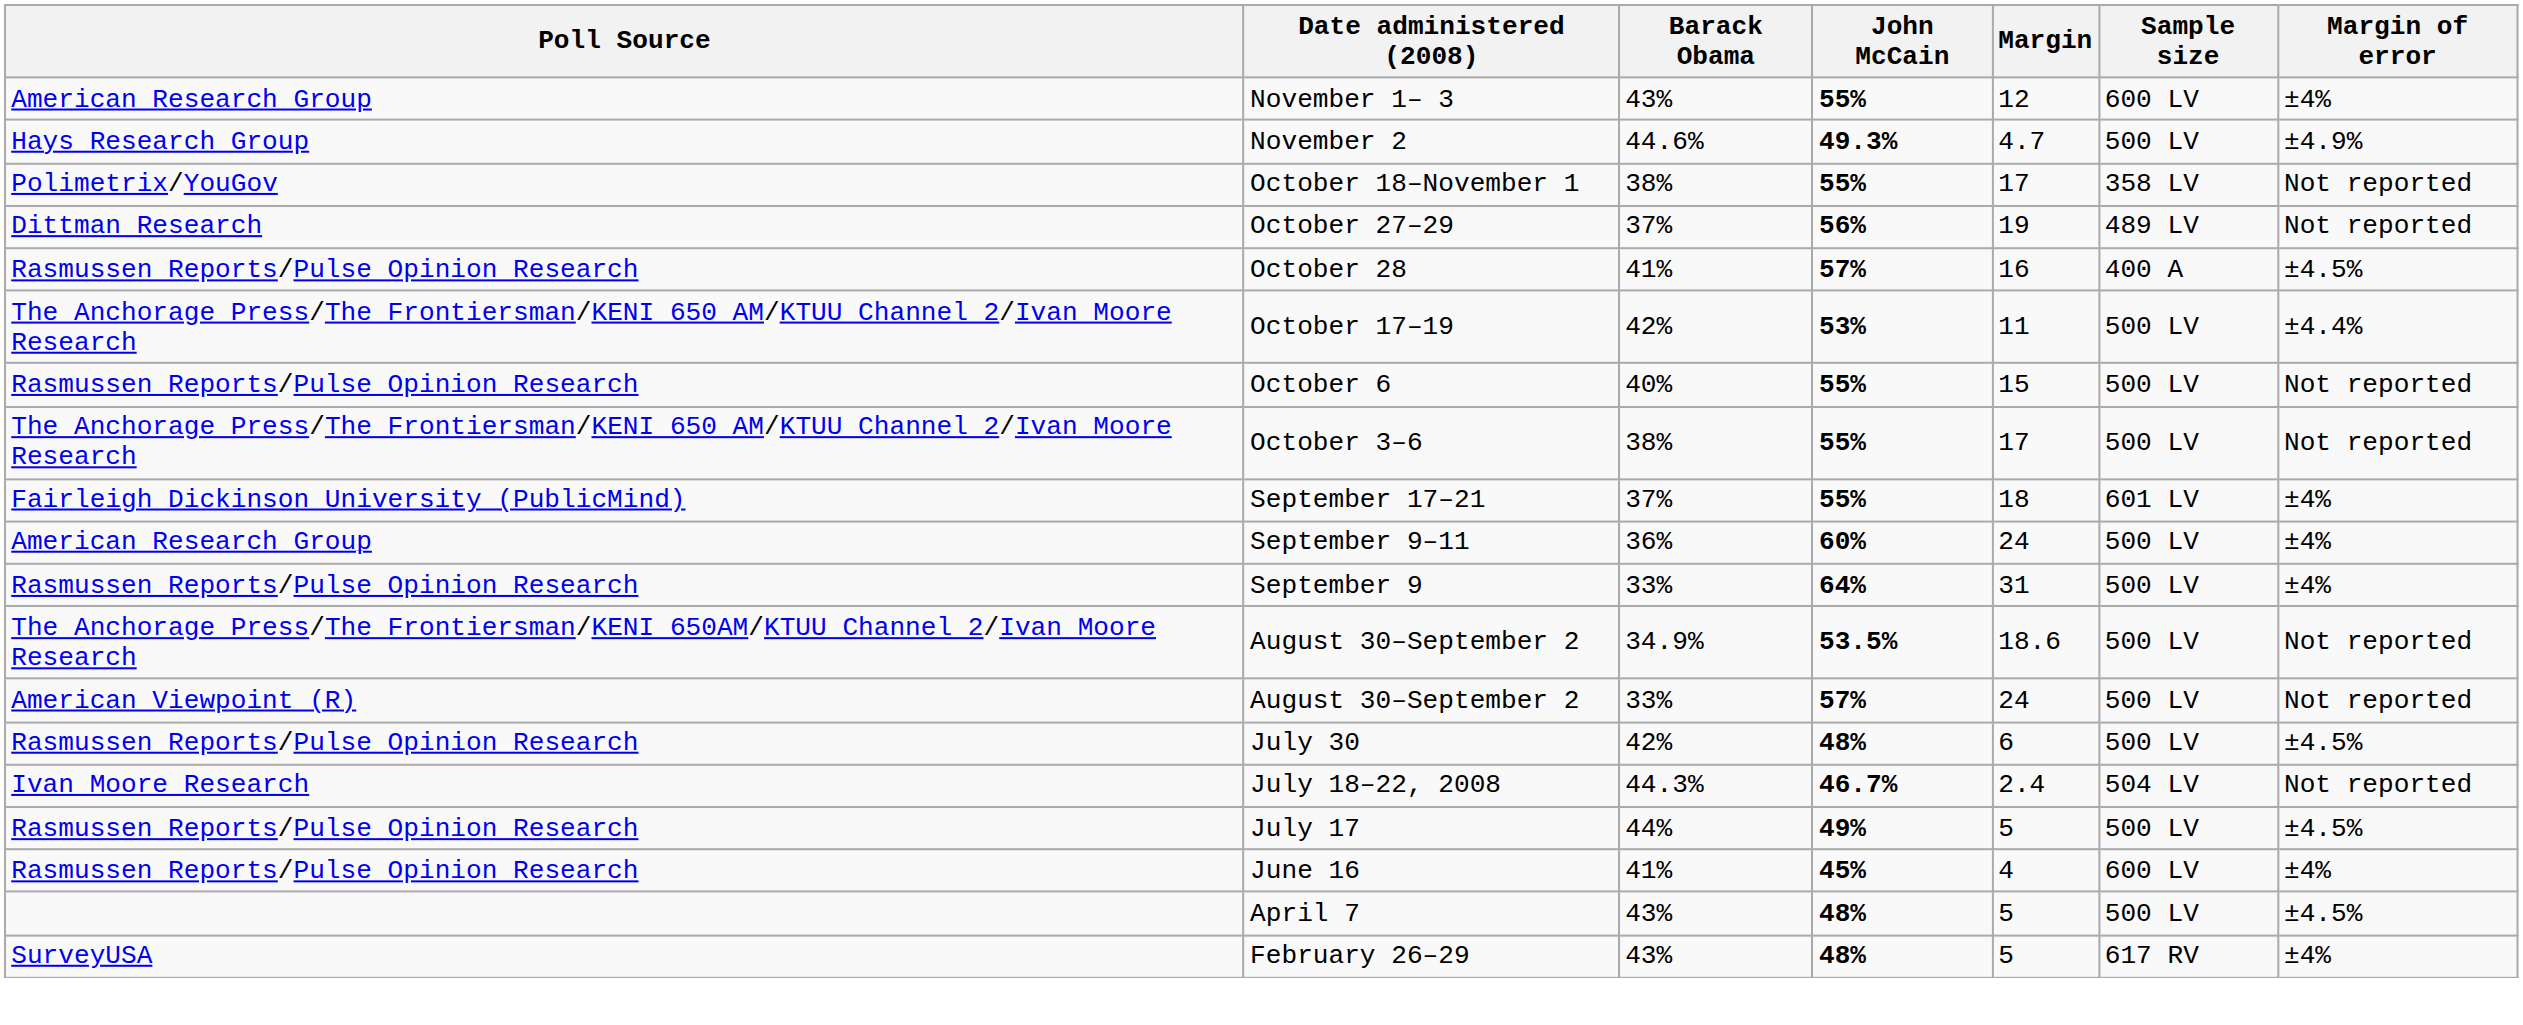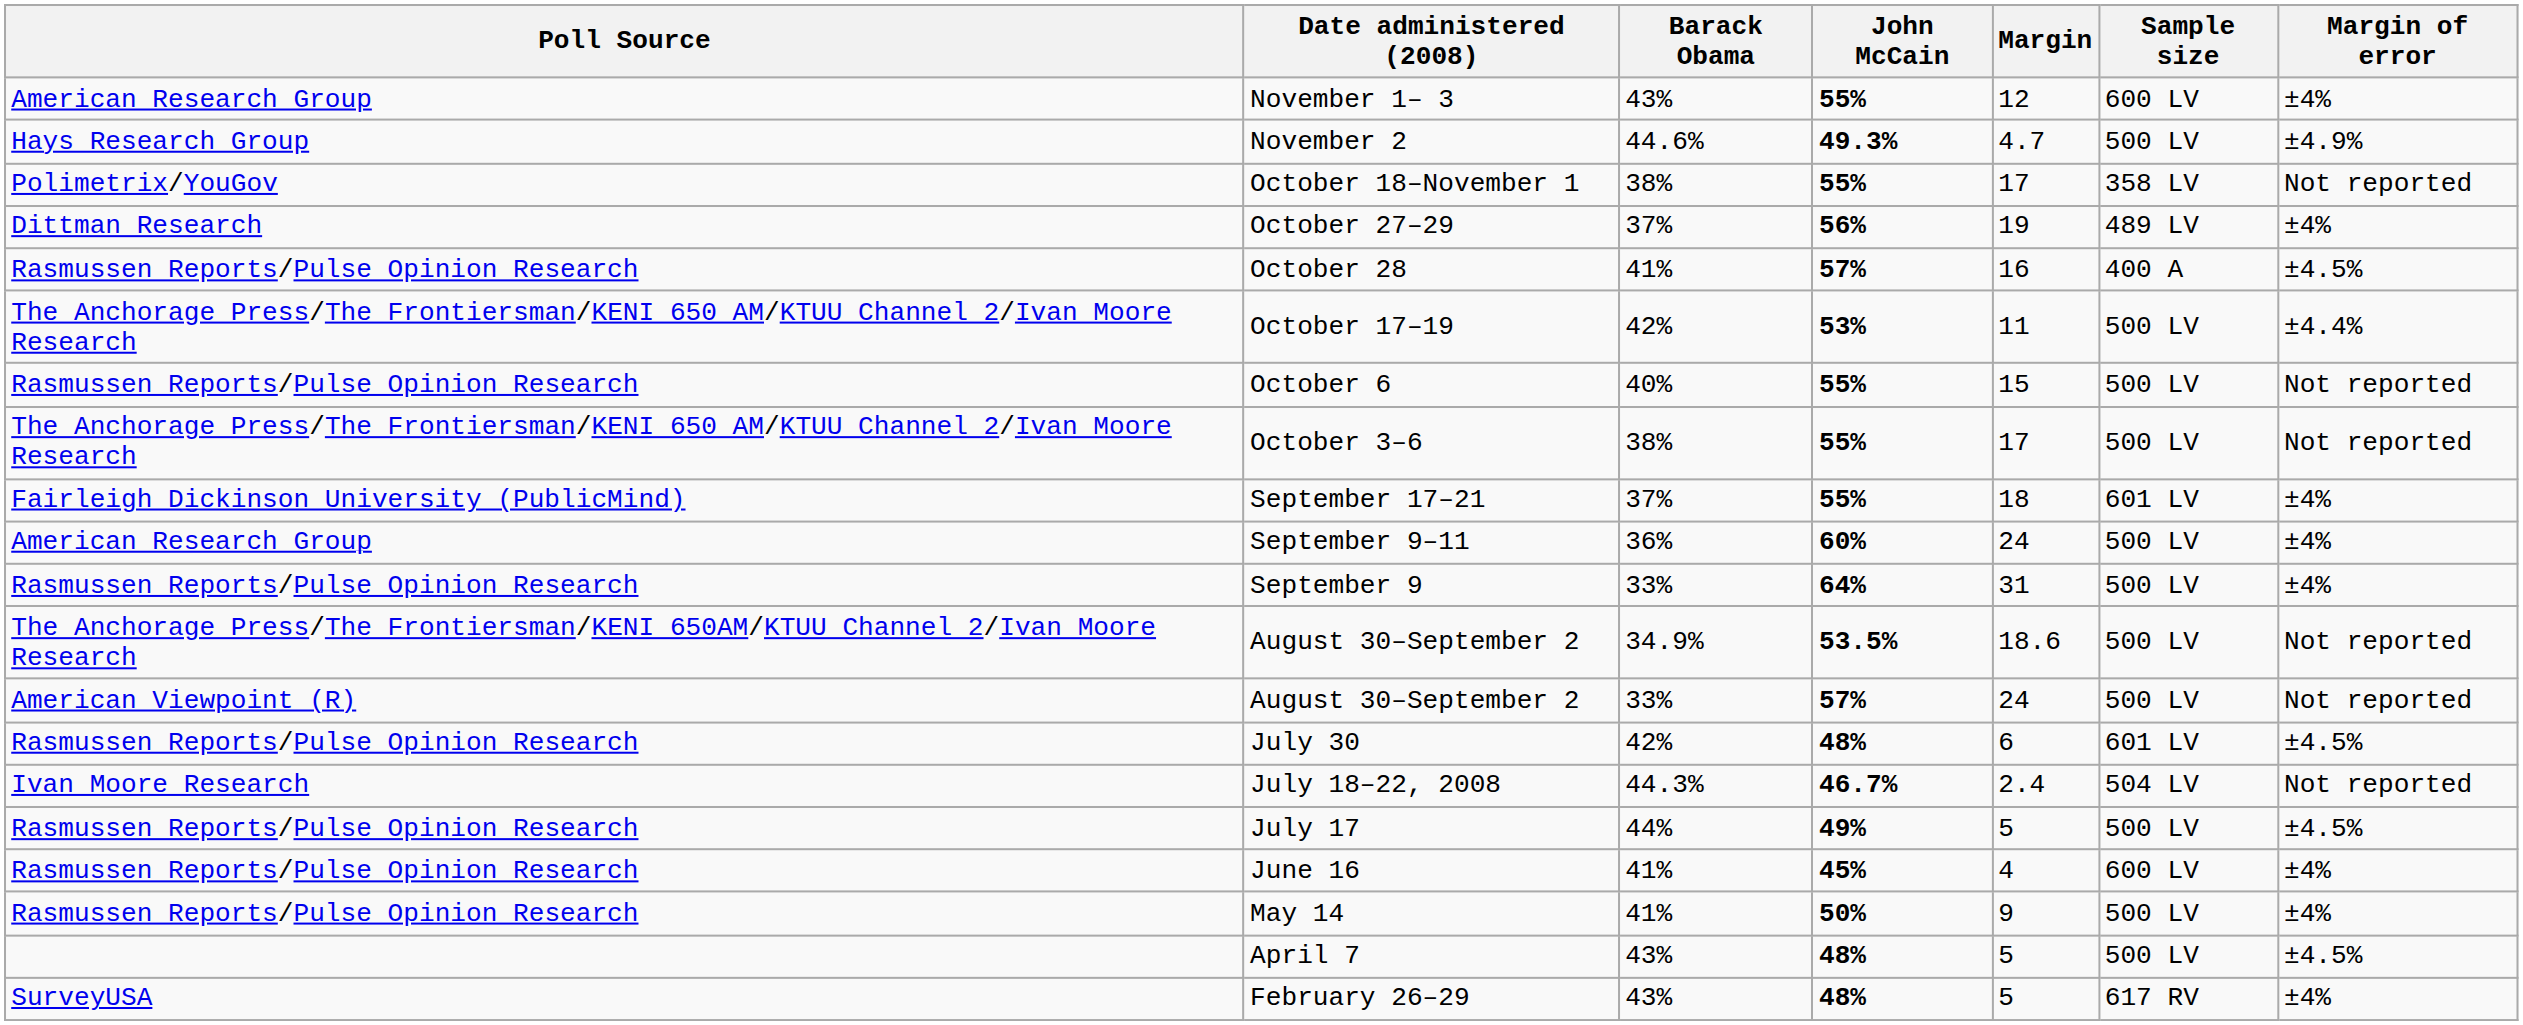(2378, 227) Not reported -> (2307, 227) ±4%
(2152, 743) 500 LV -> (2152, 743) 601 LV
+ row: (1297, 913)
